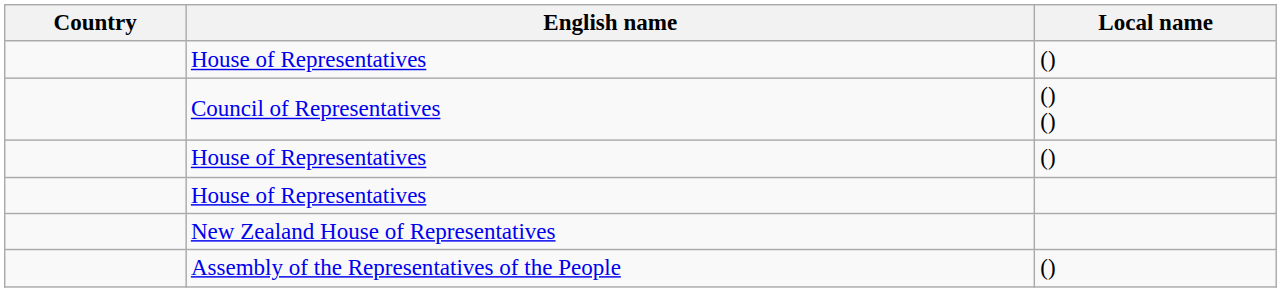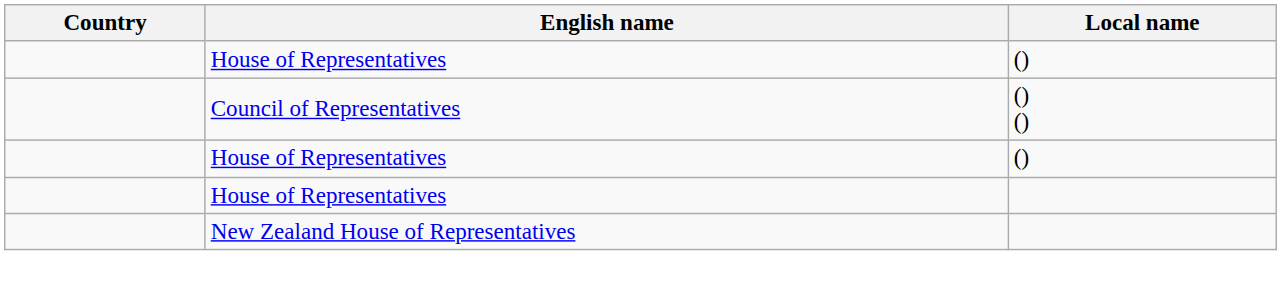- row: (406, 267)
